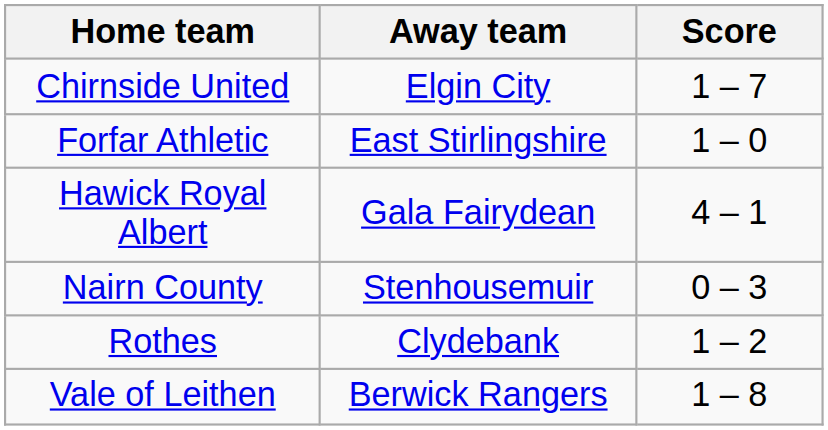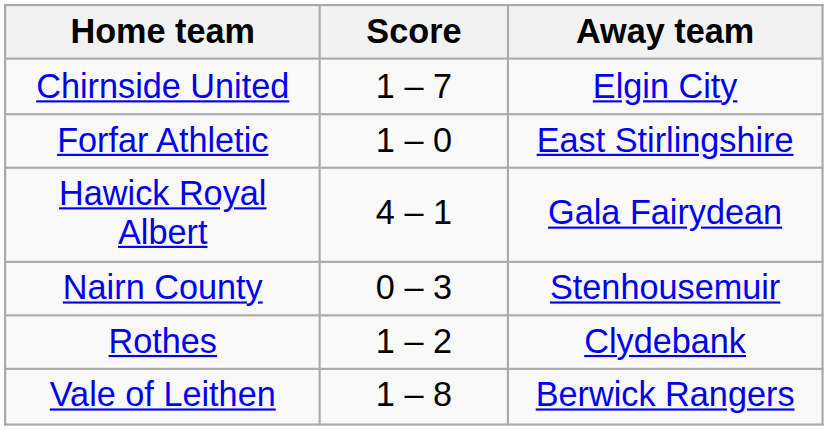columns swapped: (729, 31) <-> (478, 31)
